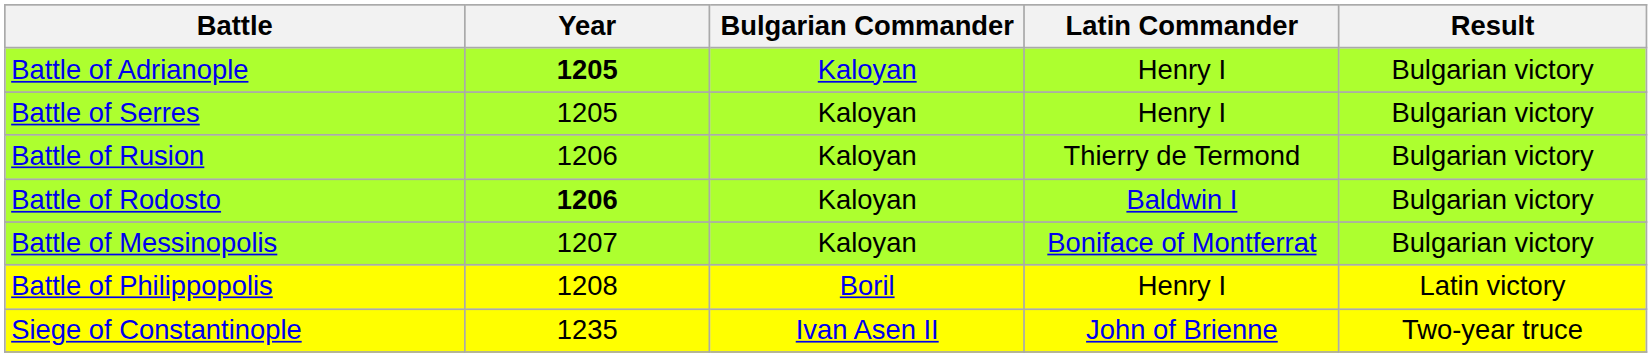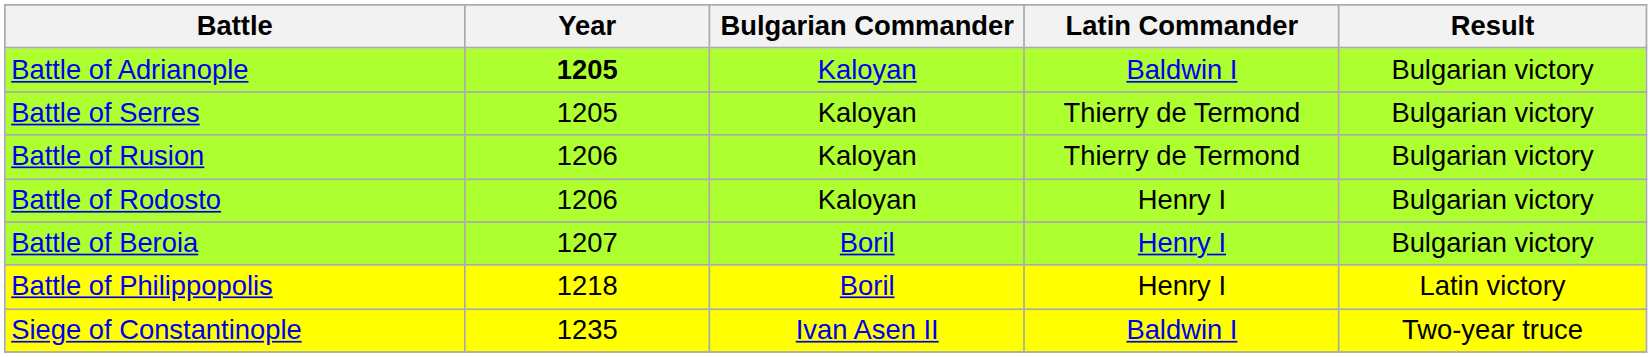(1182, 69) Henry I -> (1182, 69) Baldwin I
(1182, 112) Henry I -> (1182, 112) Thierry de Termond
(587, 199) bold -> (587, 199) normal
(1182, 199) Baldwin I -> (1182, 199) Henry I
- row: (144, 243)
+ row: (105, 243)
(587, 286) 1208 -> (587, 286) 1218
(1182, 329) John of Brienne -> (1182, 329) Baldwin I
